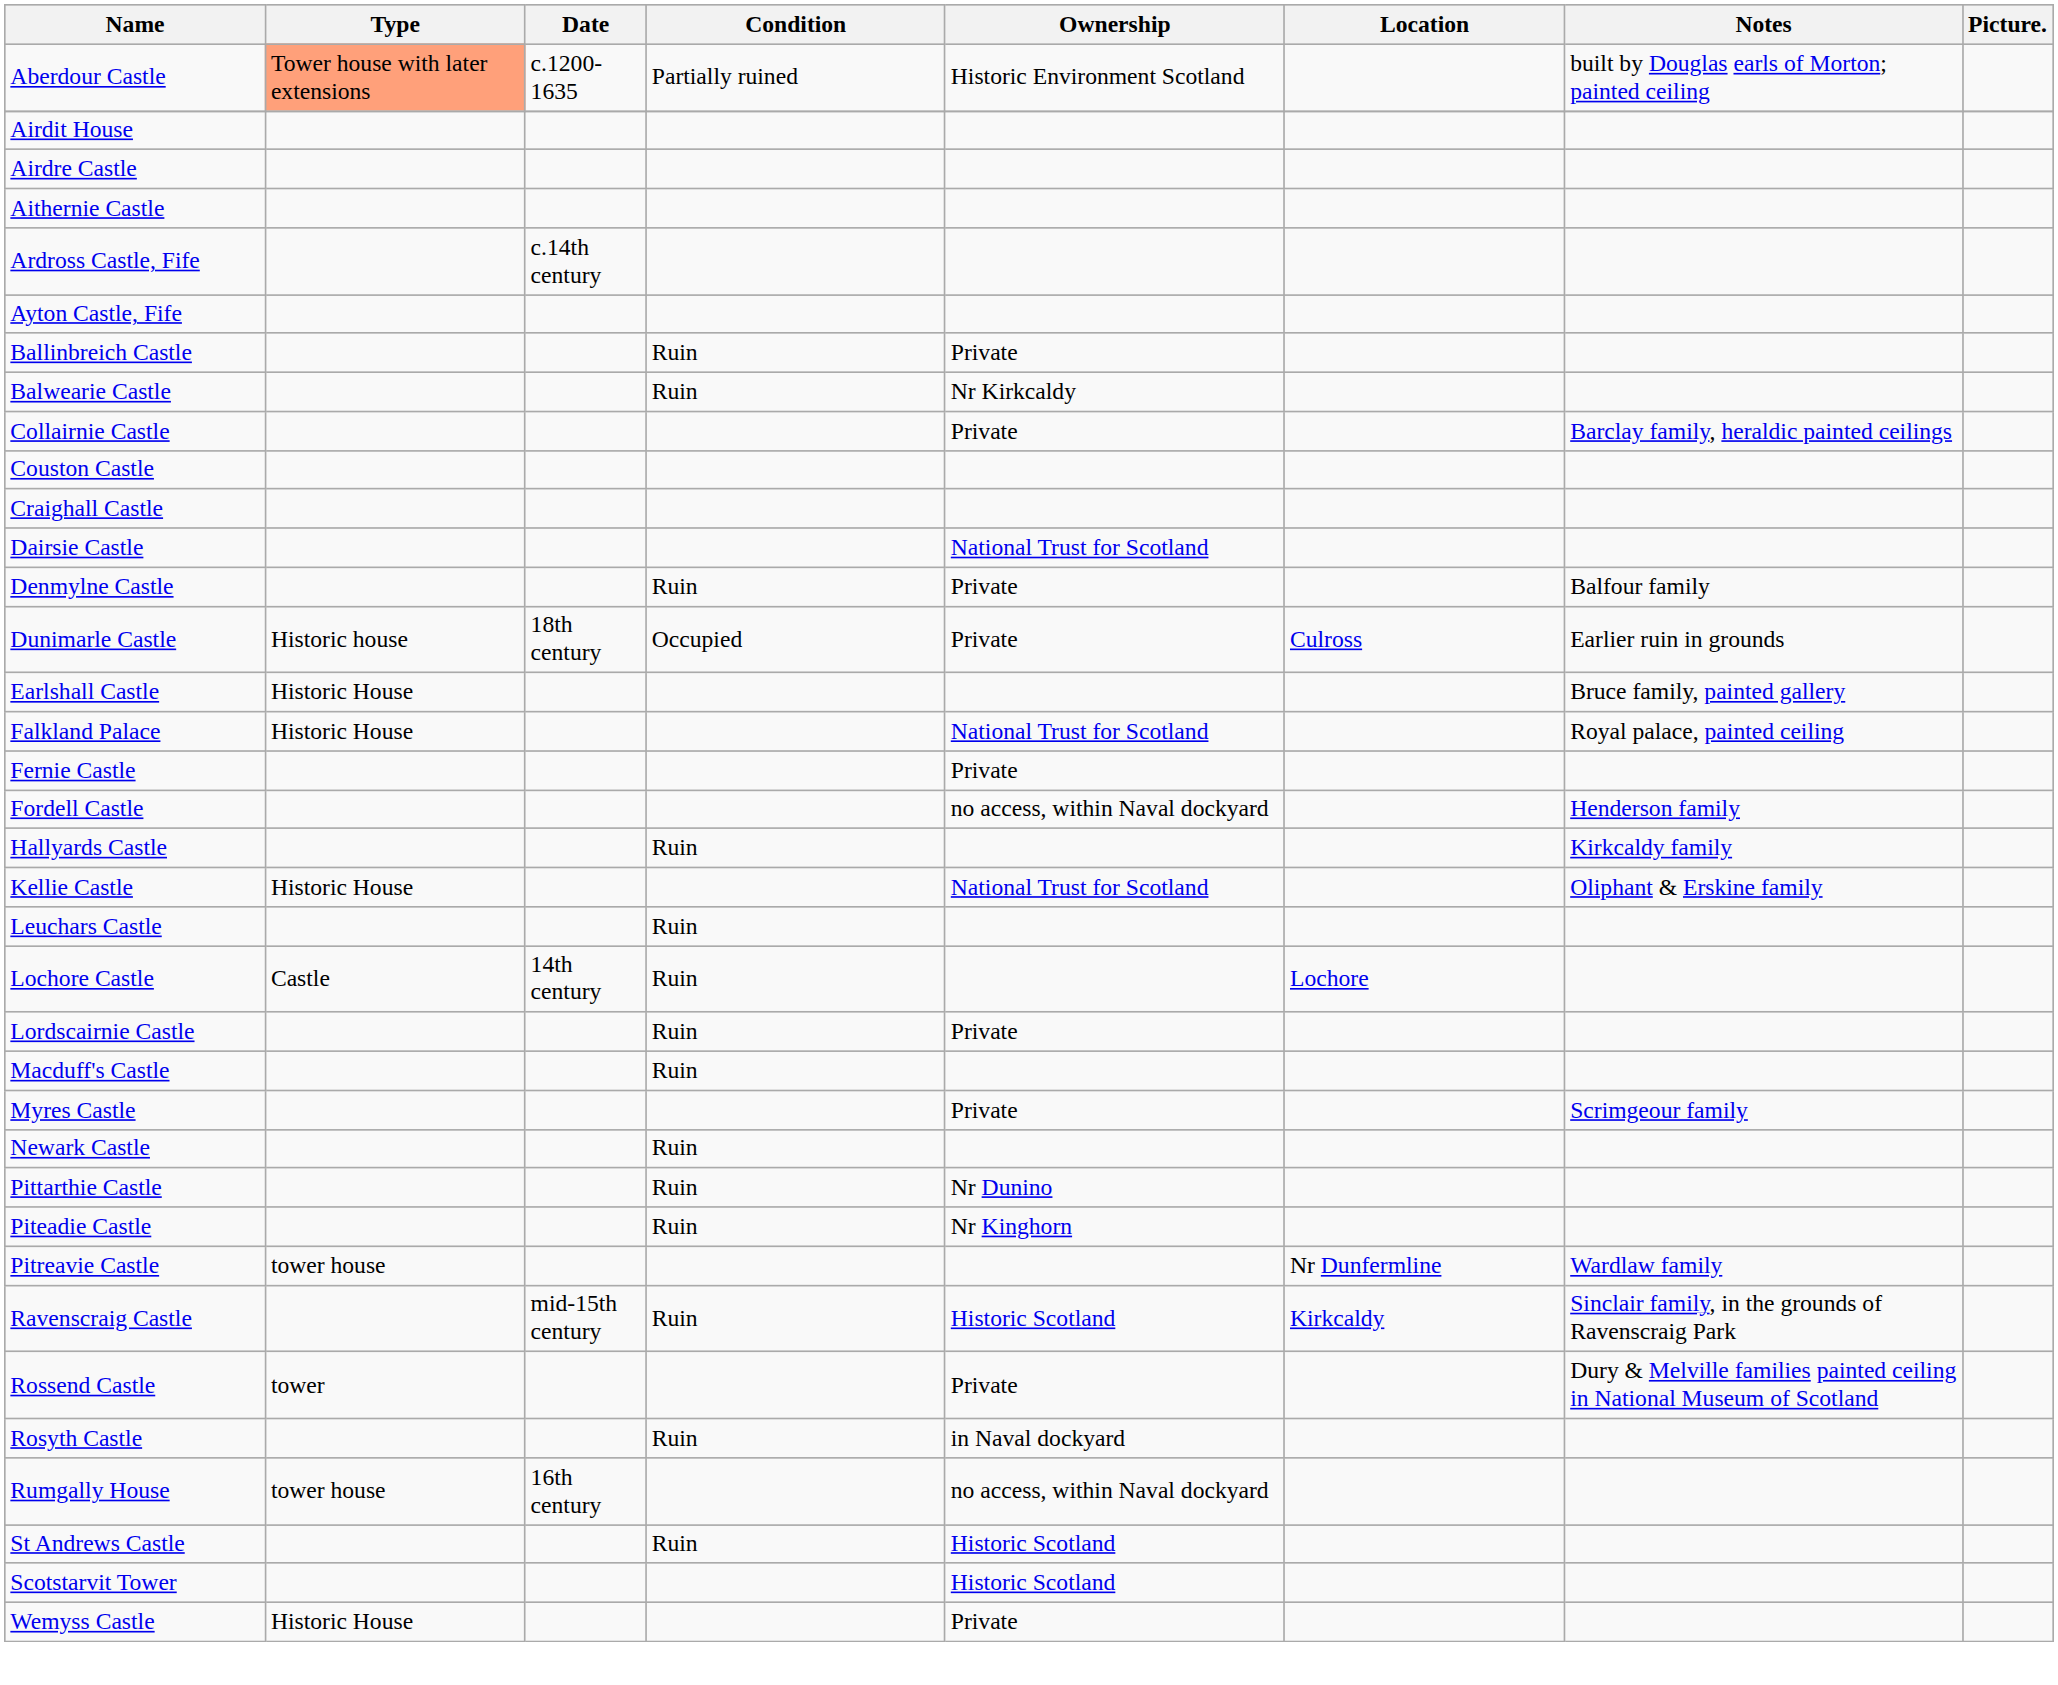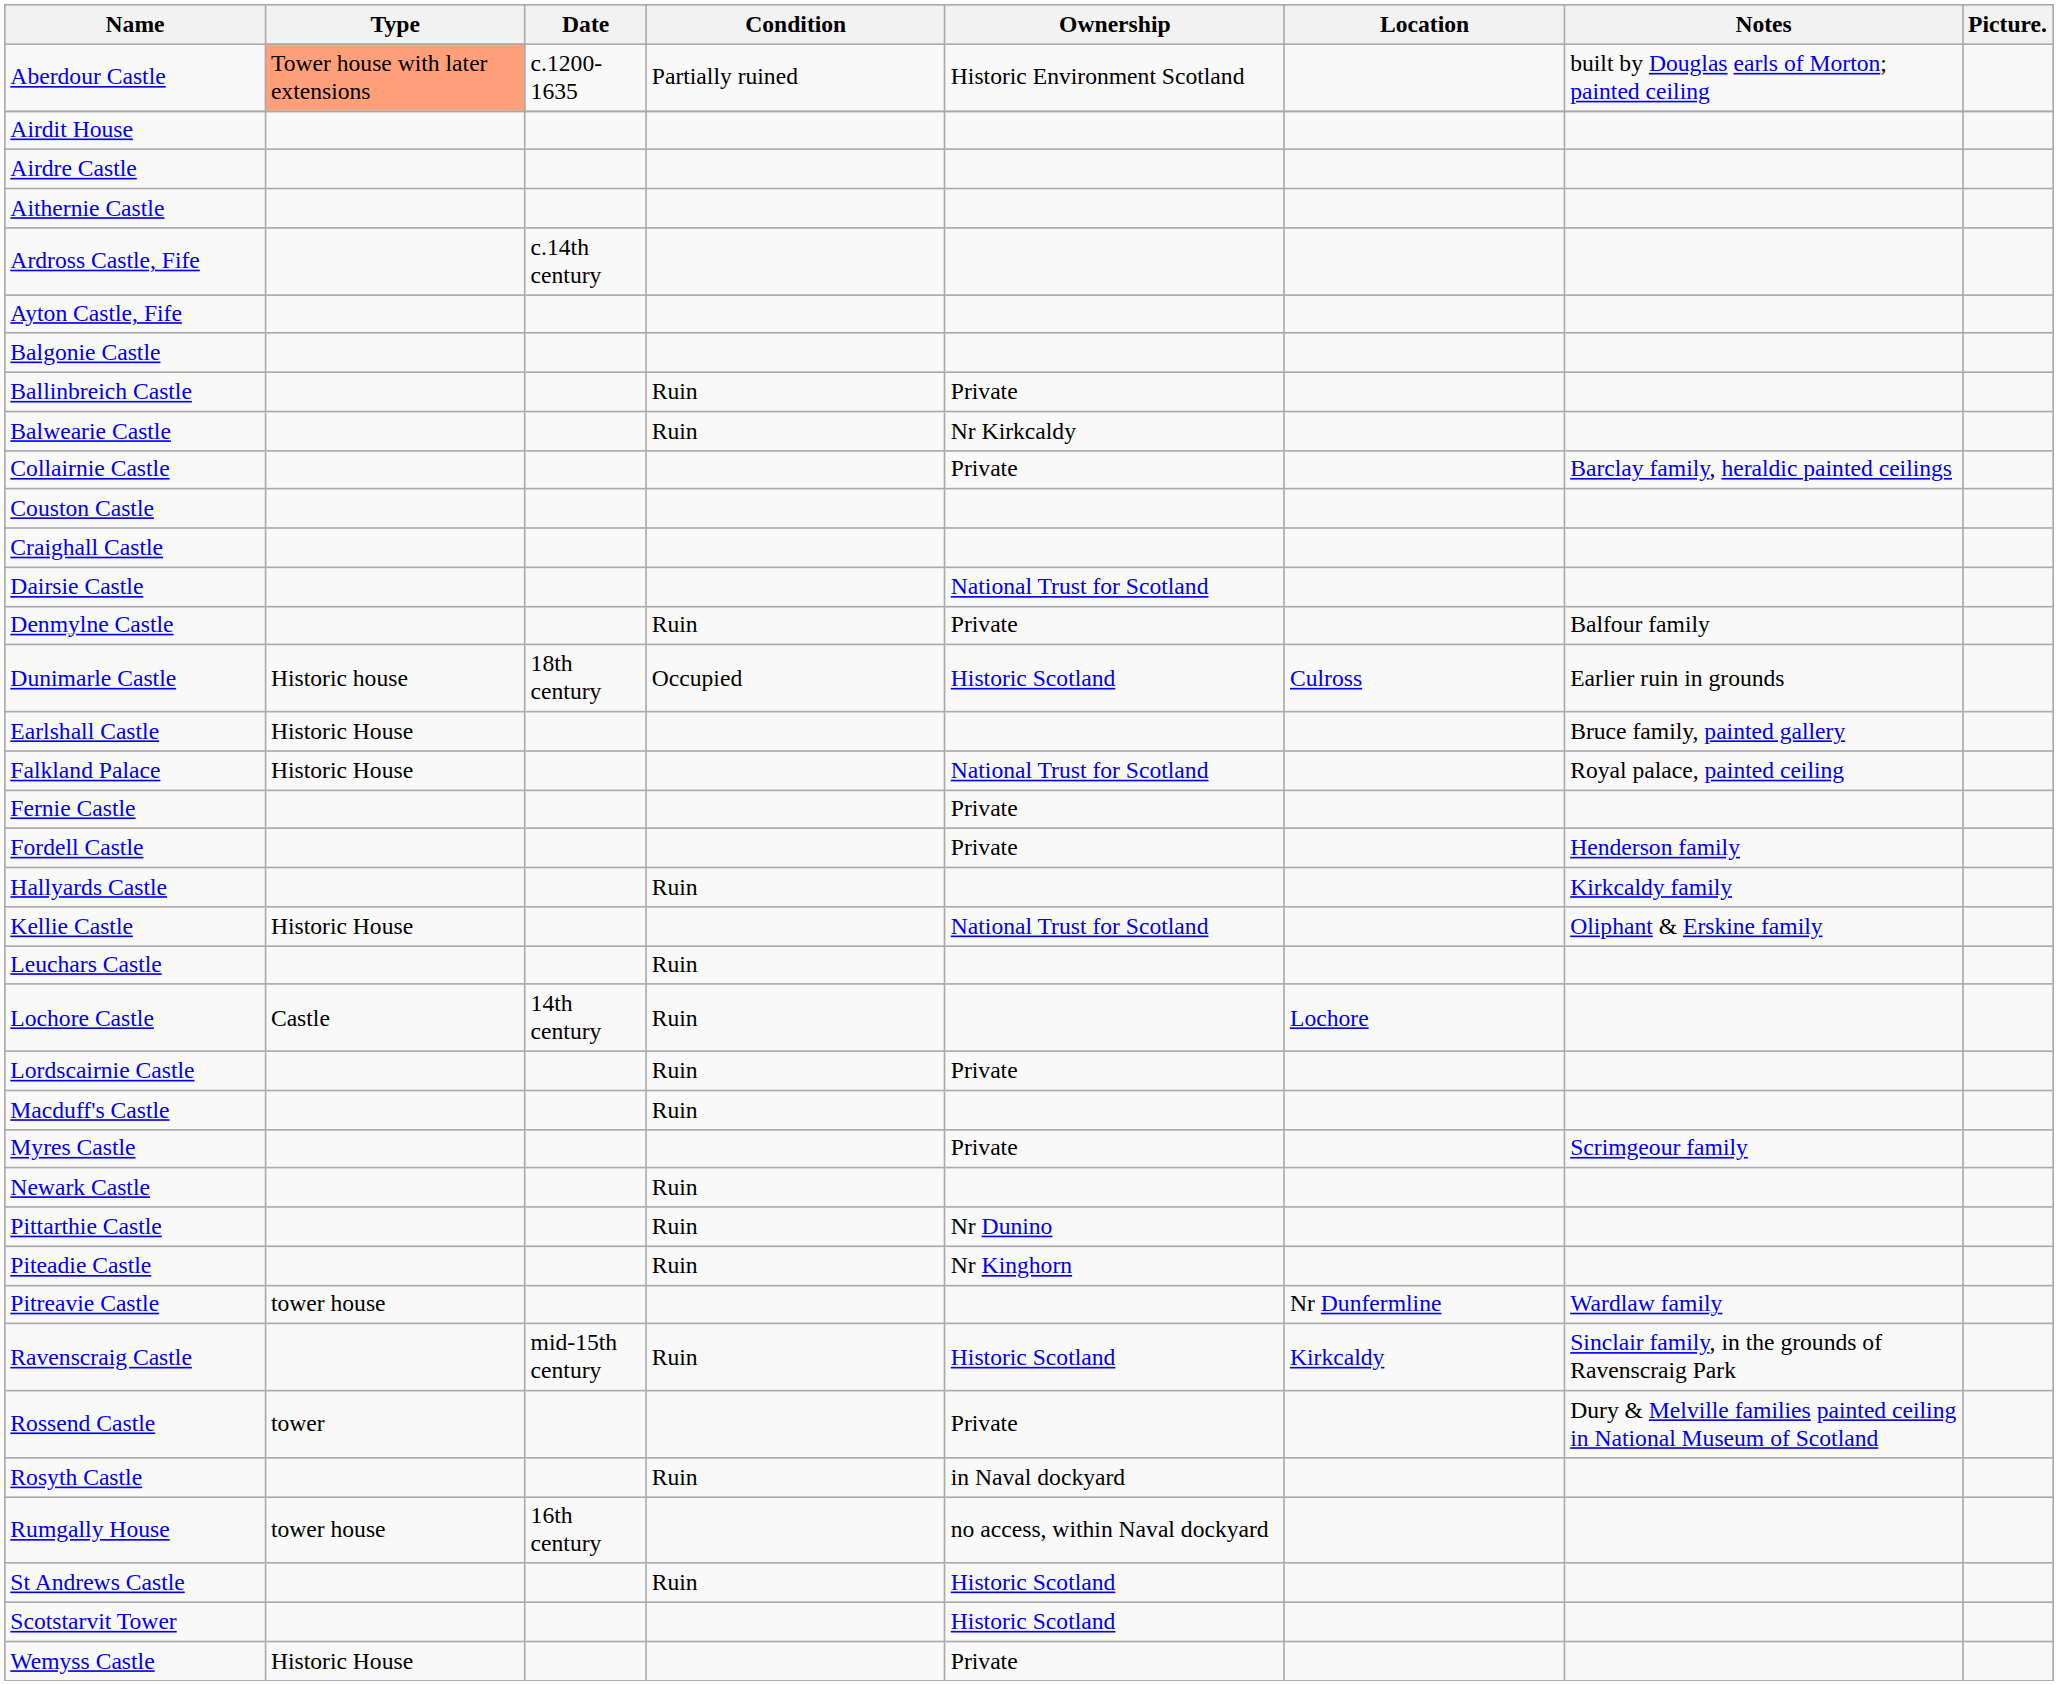+ row: (85, 352)
(984, 639) Private -> (1033, 678) Historic Scotland
(1110, 809) no access, within Naval dockyard -> (984, 848) Private
